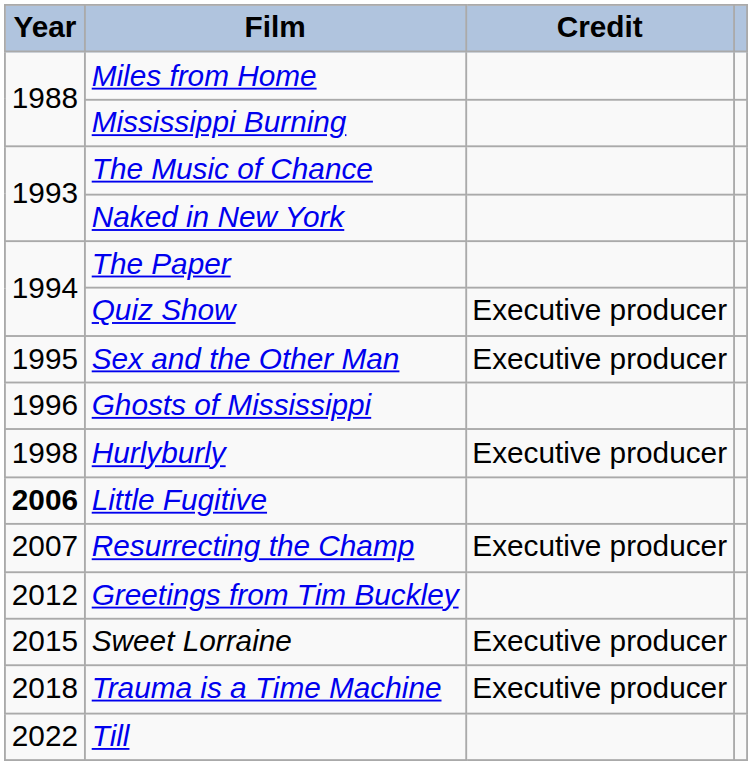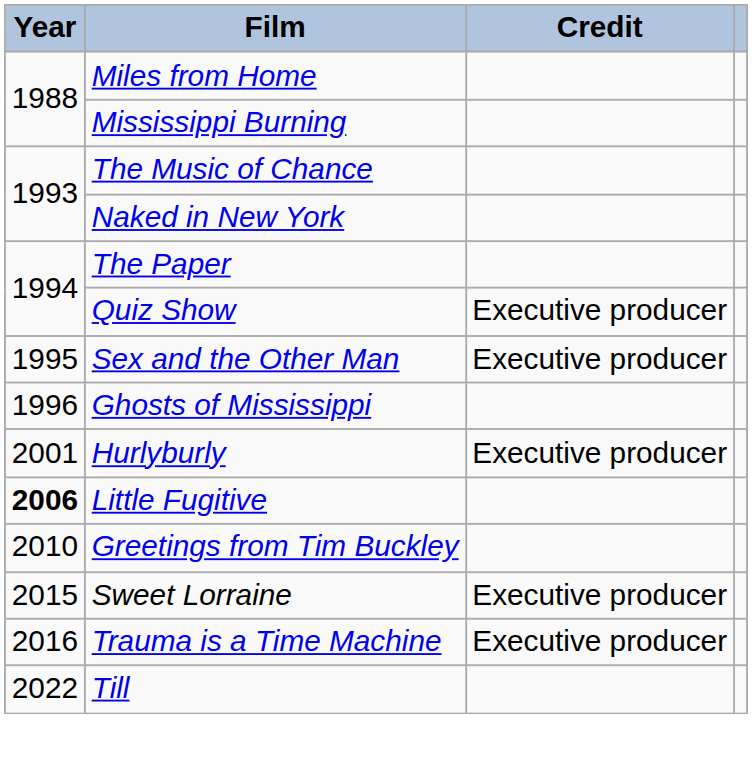(45, 452) 1998 -> (45, 452) 2001
- row: (253, 547)
(45, 594) 2012 -> (45, 547) 2010
(45, 688) 2018 -> (45, 641) 2016
